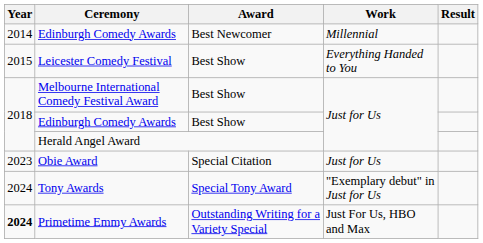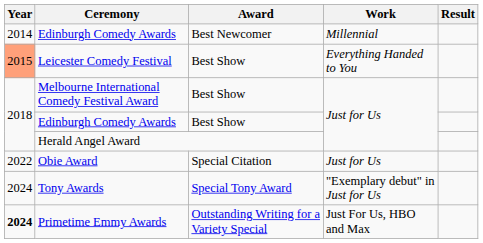(20, 61) no background -> (20, 61) lightsalmon background
(20, 161) 2023 -> (20, 161) 2022
